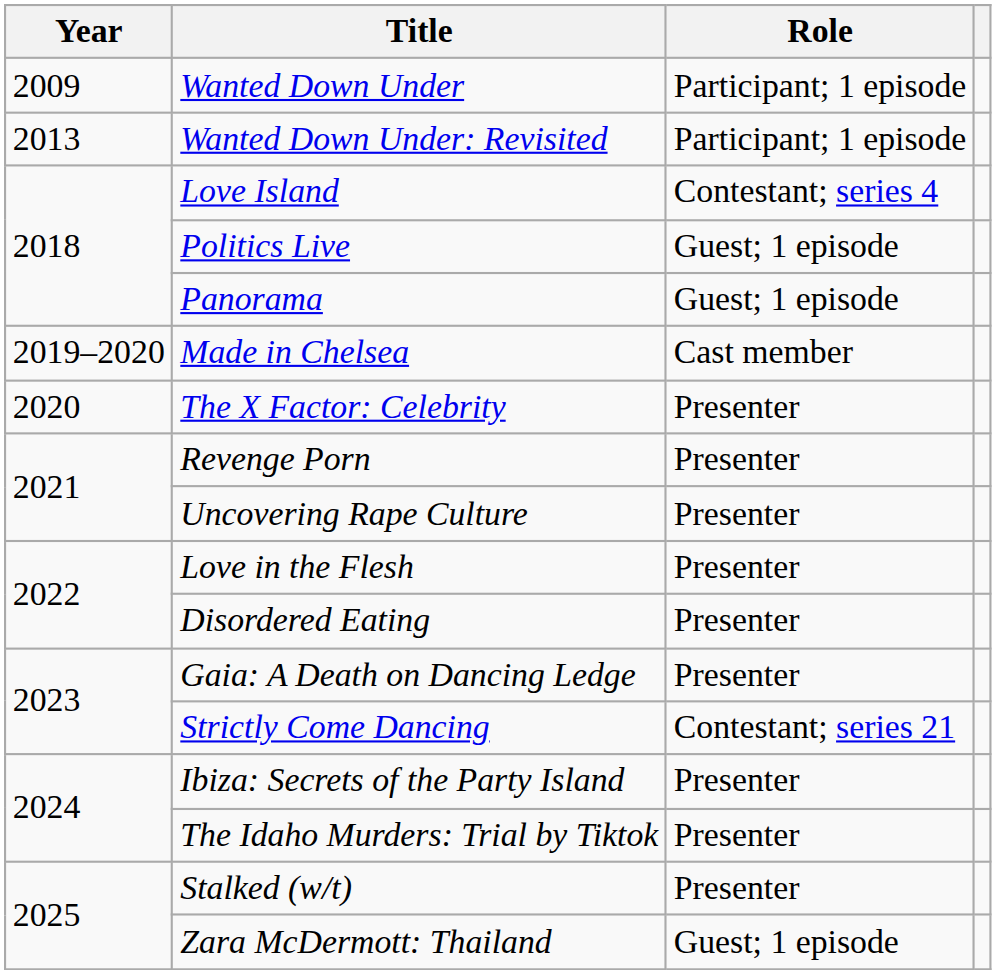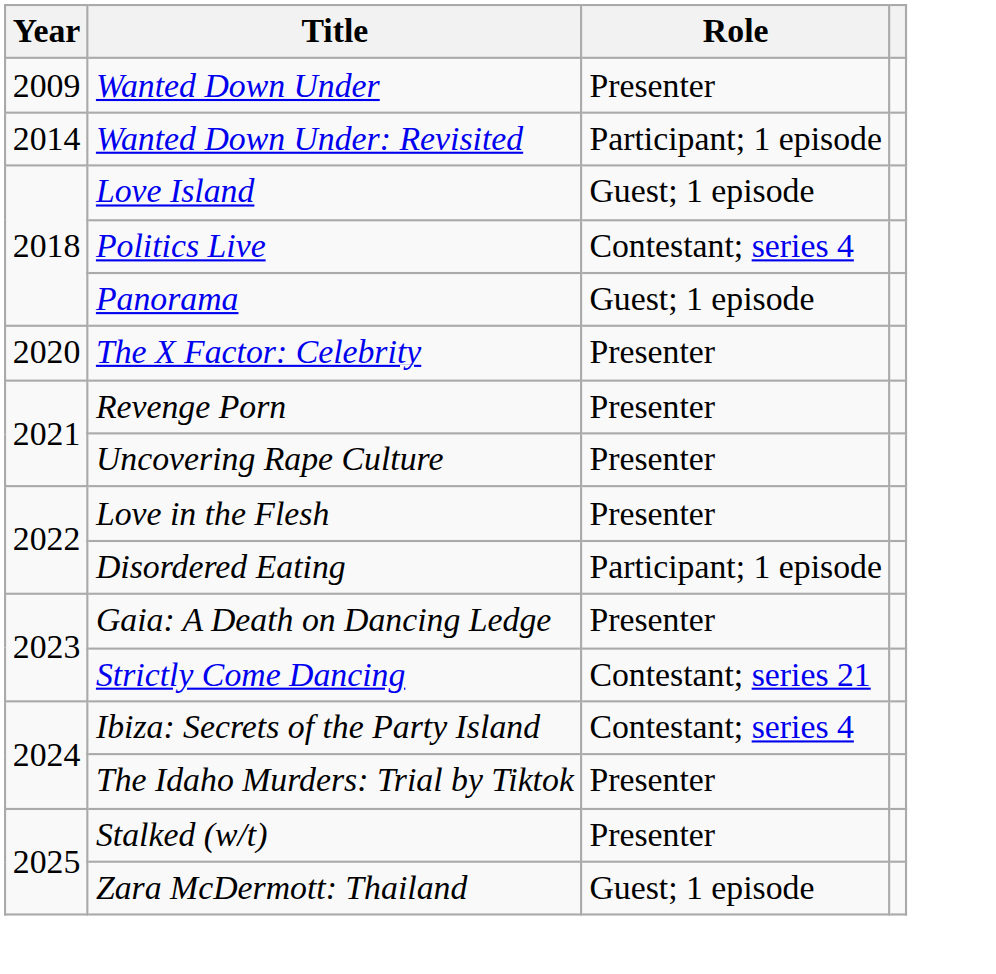(820, 84) Participant; 1 episode -> (652, 84) Presenter
(47, 138) 2013 -> (47, 138) 2014
(806, 191) Contestant; series 4 -> (702, 191) Guest; 1 episode
(786, 245) Guest; 1 episode -> (722, 245) Contestant; series 4
- row: (295, 352)
(737, 620) Presenter -> (736, 566) Participant; 1 episode
(737, 780) Presenter -> (722, 727) Contestant; series 4
